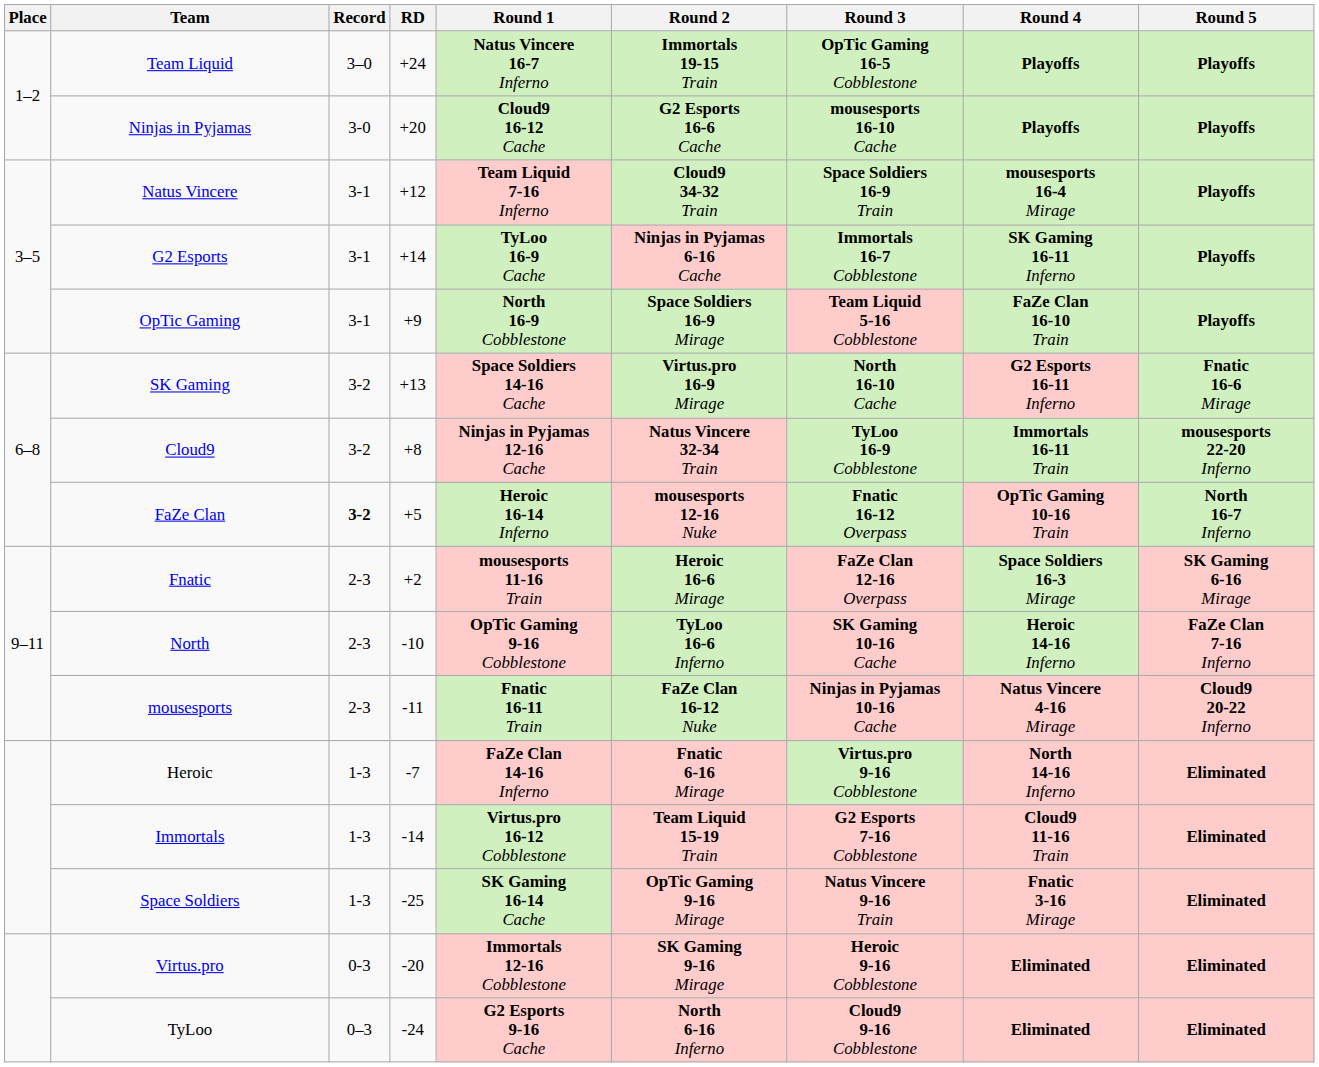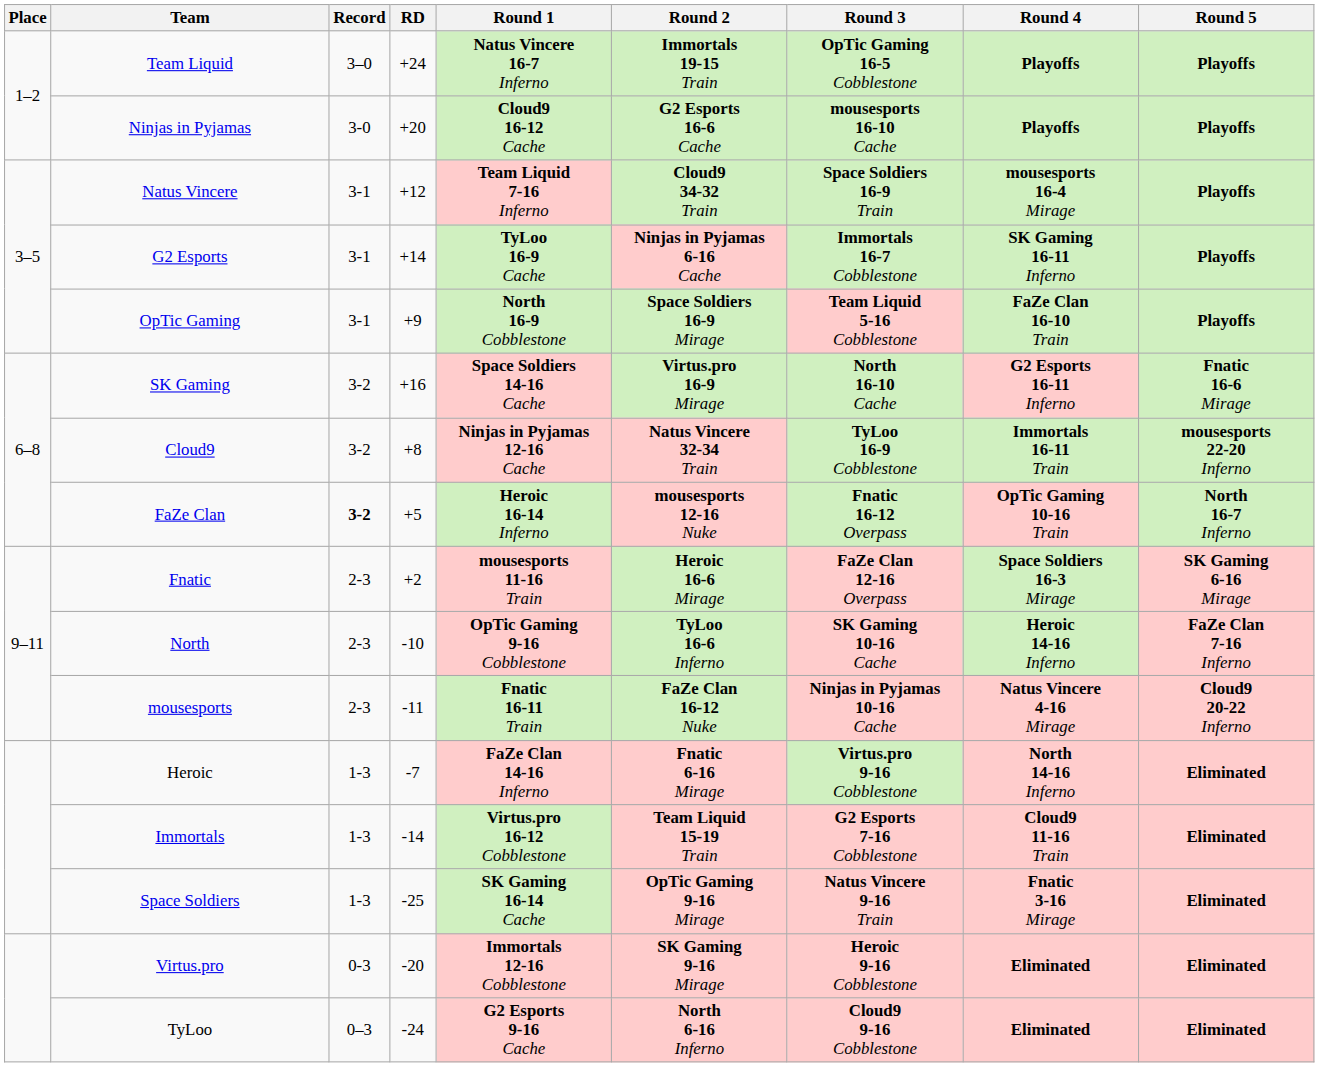(413, 385) +13 -> (413, 385) +16
